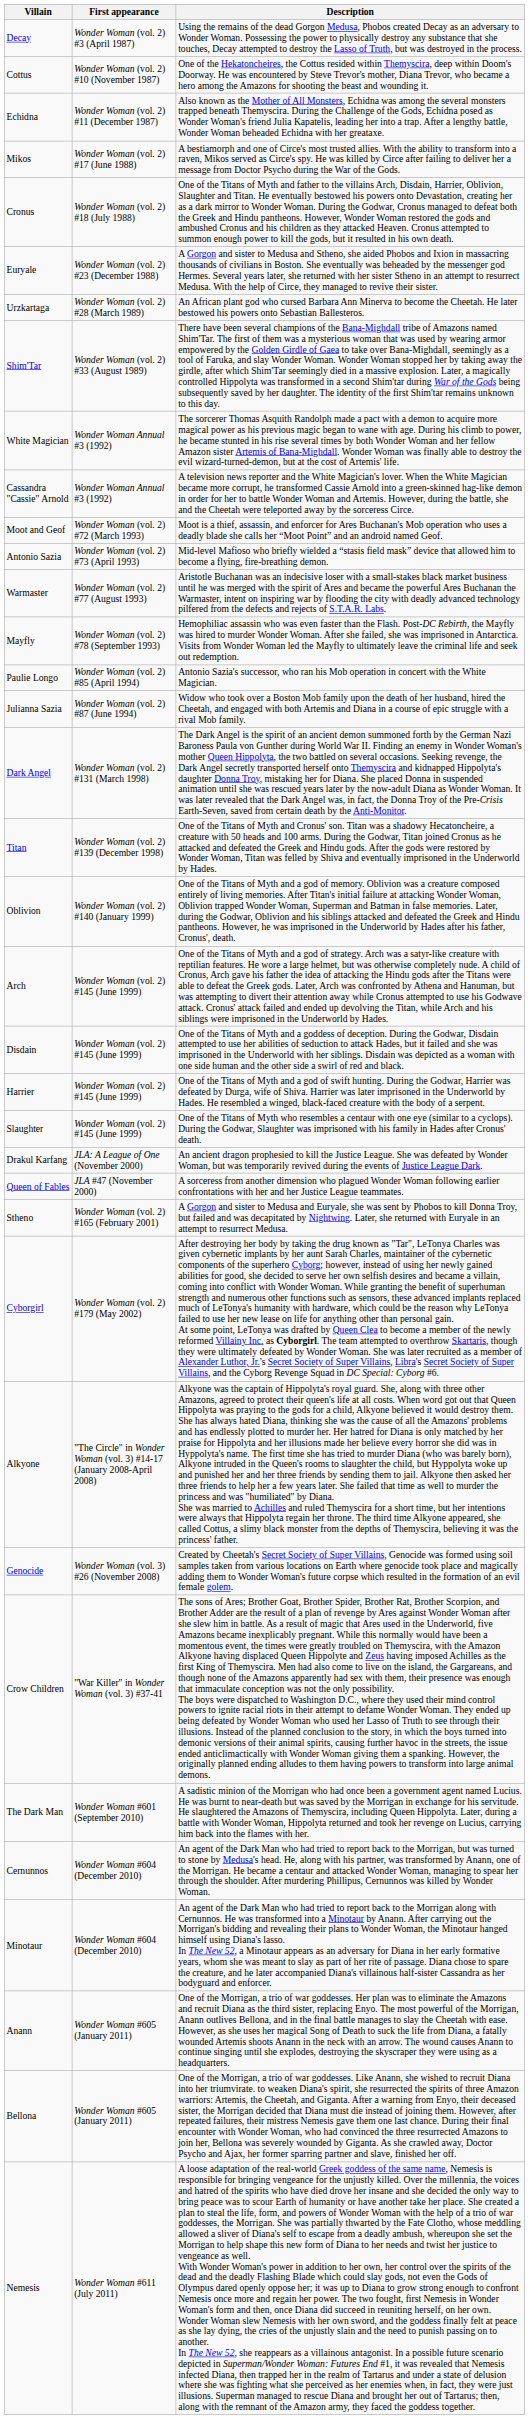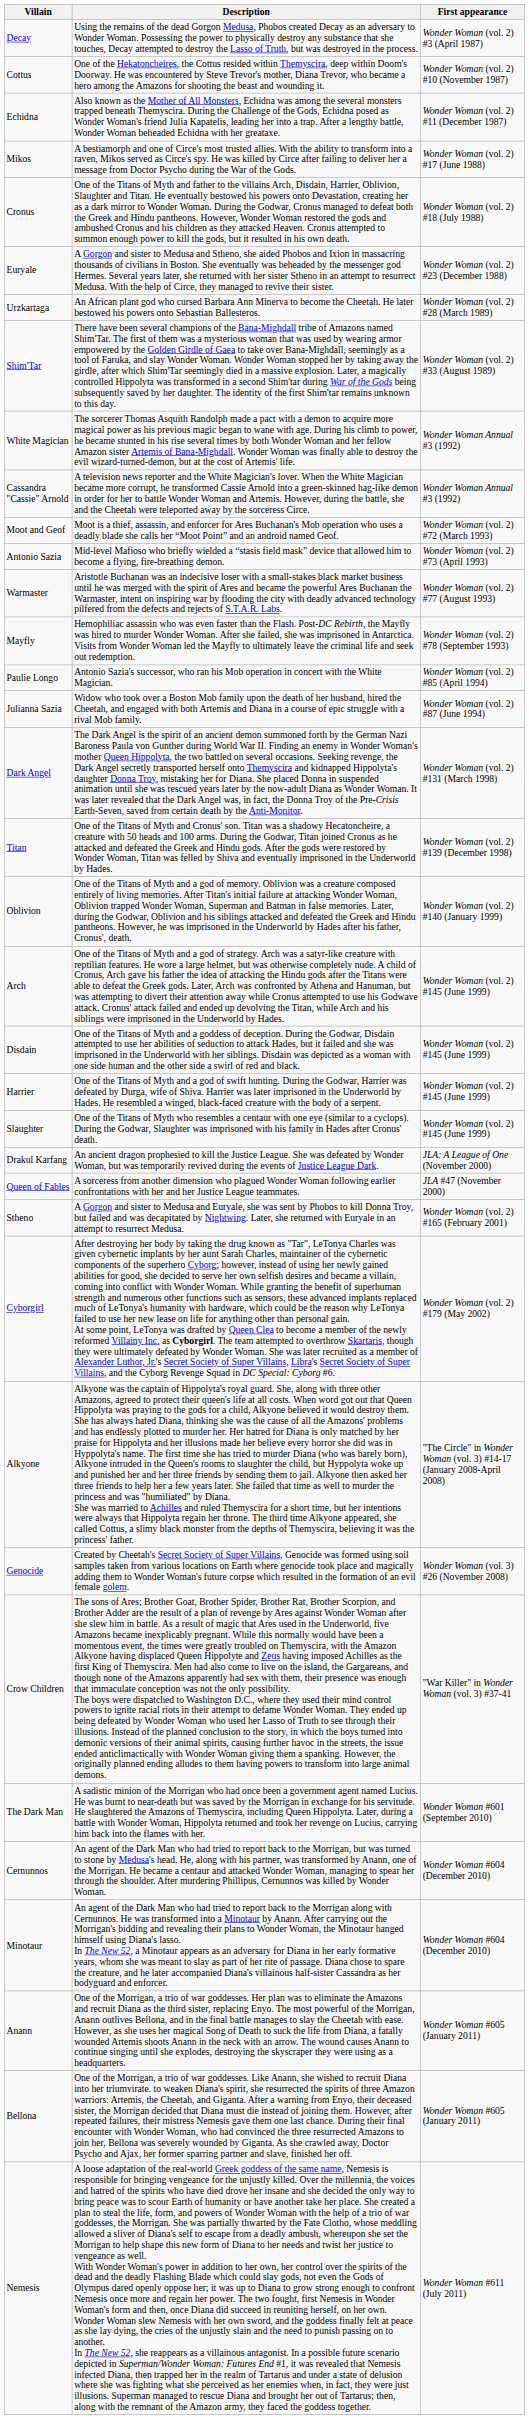columns swapped: (124, 12) <-> (350, 12)
